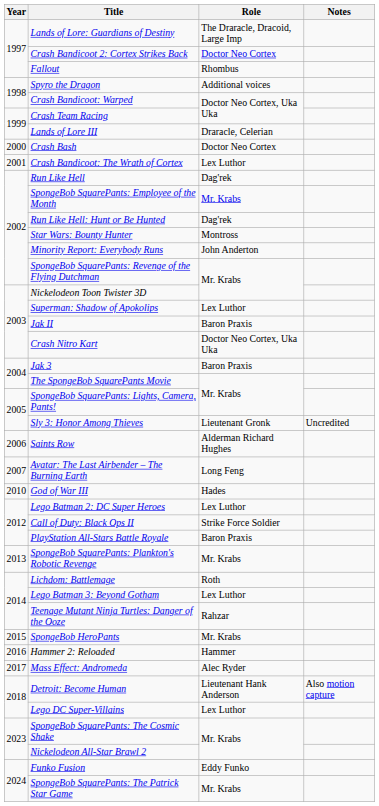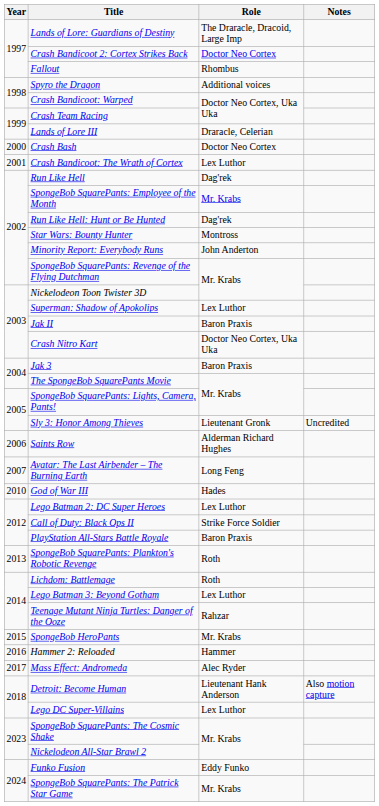(221, 558) Mr. Krabs -> (211, 558) Roth
